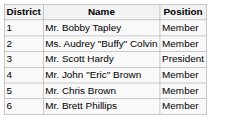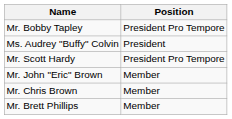- column: (24, 12)
(180, 28) Member -> (174, 28) President Pro Tempore
(180, 43) Member -> (144, 43) President
(183, 59) President -> (174, 59) President Pro Tempore
